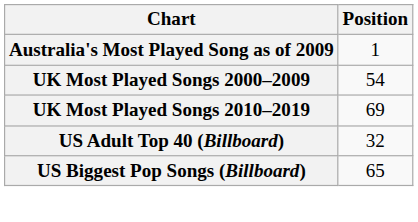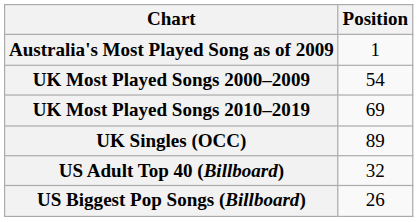+ row: (171, 140)
(375, 170) 65 -> (375, 200) 26
